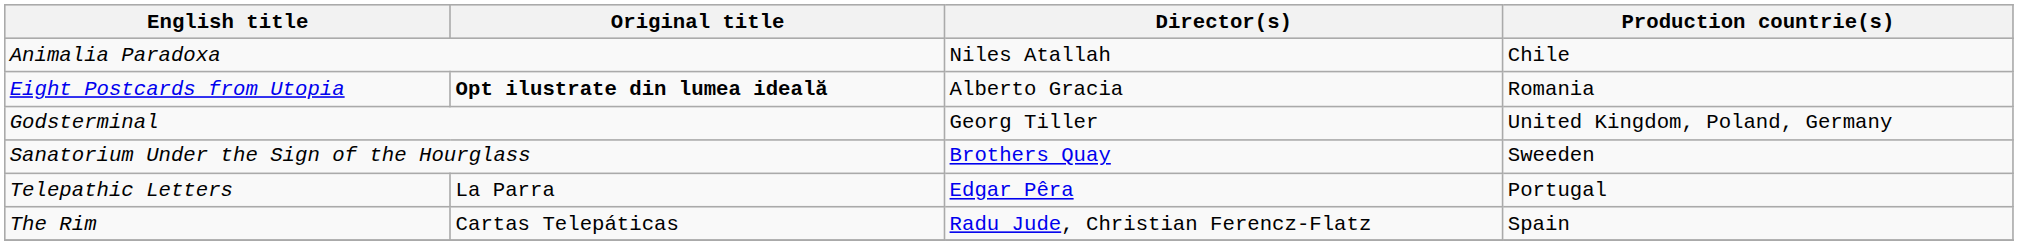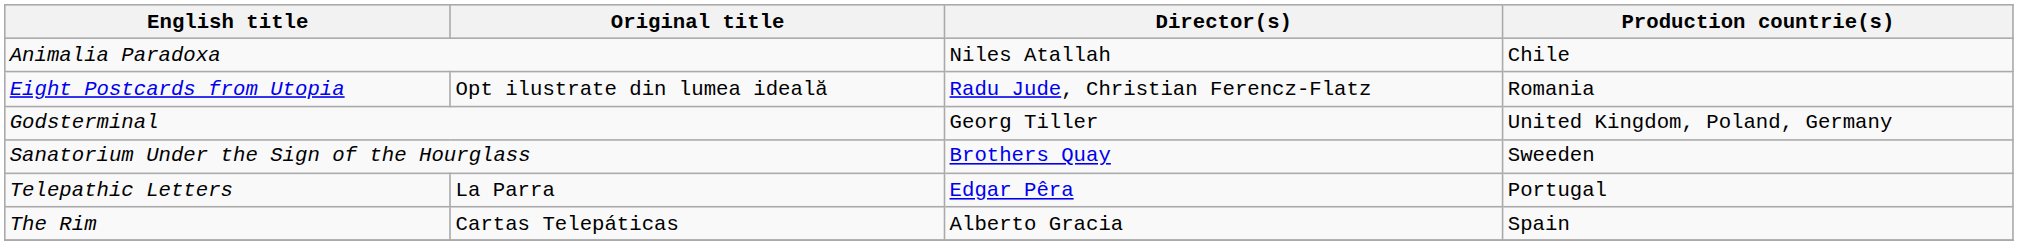(642, 89) bold -> (642, 89) normal
(1036, 89) Alberto Gracia -> (1160, 89) Radu Jude, Christian Ferencz-Flatz
(1160, 224) Radu Jude, Christian Ferencz-Flatz -> (1036, 224) Alberto Gracia
